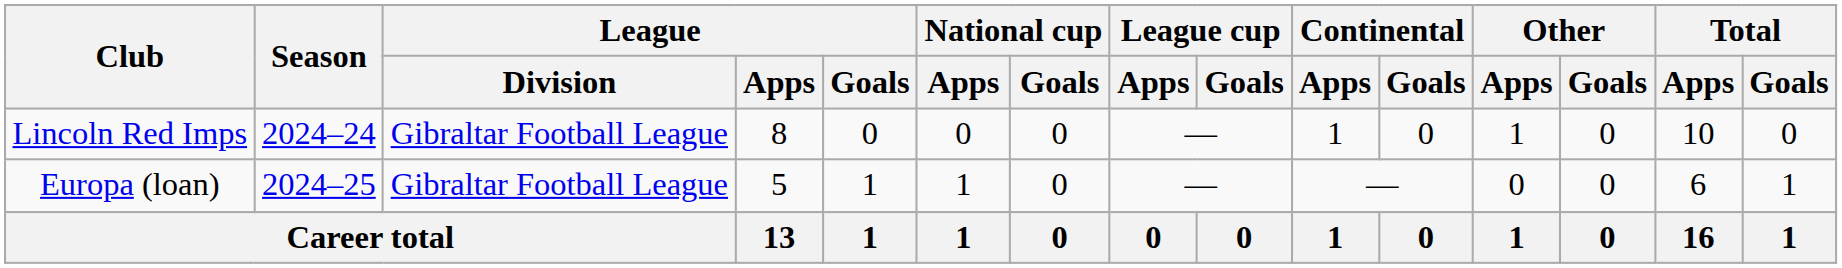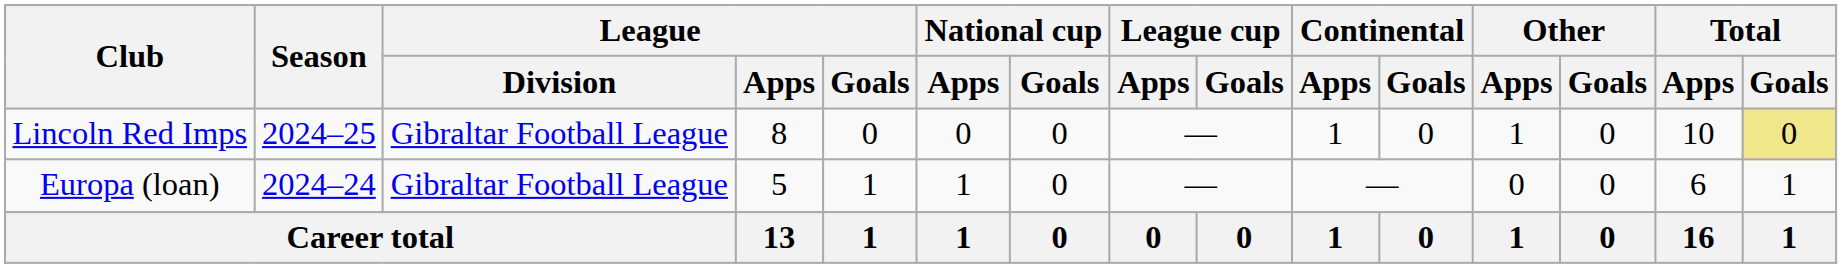(319, 133) 2024–24 -> (319, 133) 2024–25
(1789, 133) no background -> (1789, 133) khaki background
(319, 184) 2024–25 -> (319, 184) 2024–24
